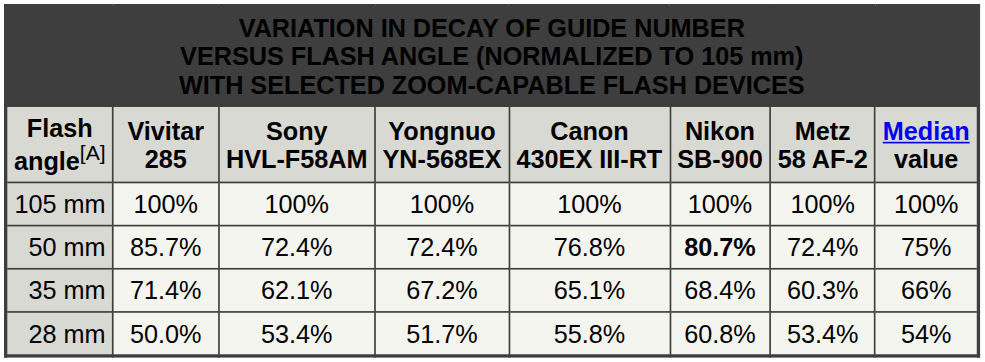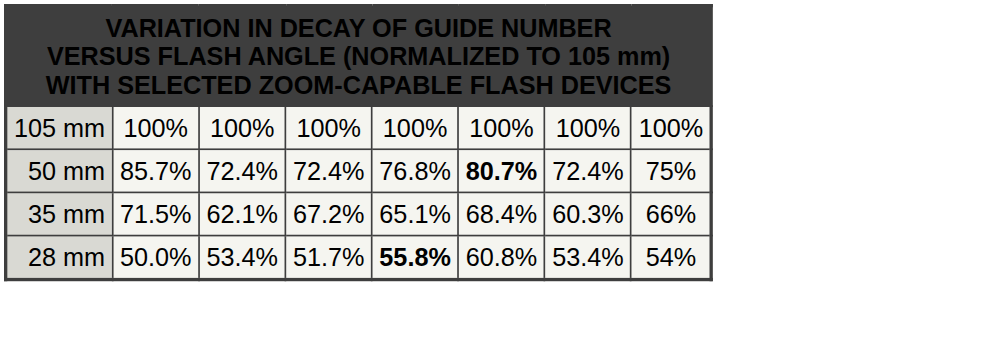- row: (60, 145)
(166, 291) 71.4% -> (156, 214) 71.5%
(589, 334) normal -> (415, 257) bold
